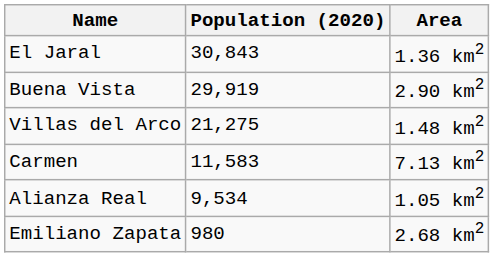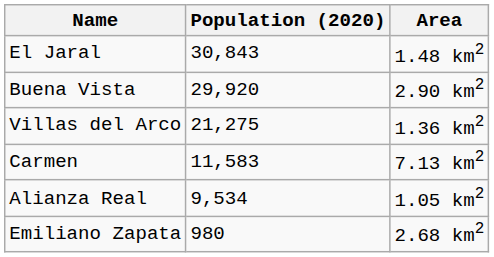(439, 54) 1.36 km2 -> (439, 54) 1.48 km2
(225, 90) 29,919 -> (225, 90) 29,920
(439, 126) 1.48 km2 -> (439, 126) 1.36 km2
